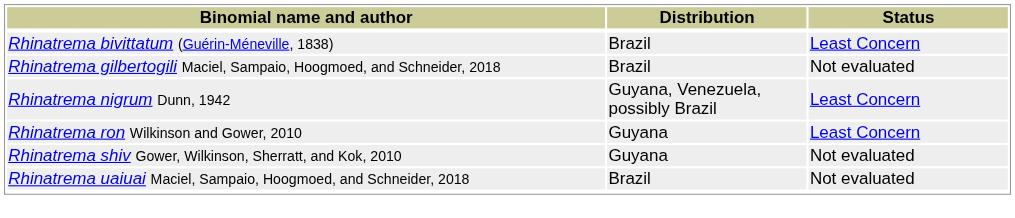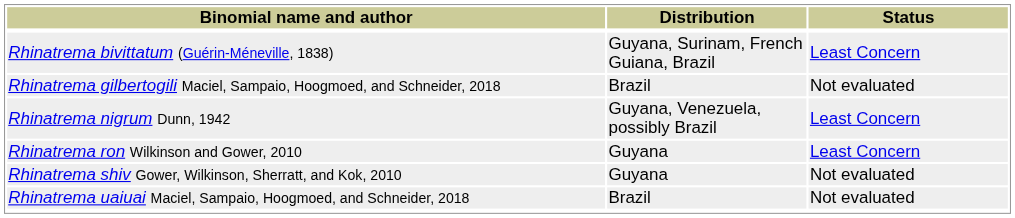(630, 43) Brazil -> (706, 52) Guyana, Surinam, French Guiana, Brazil
